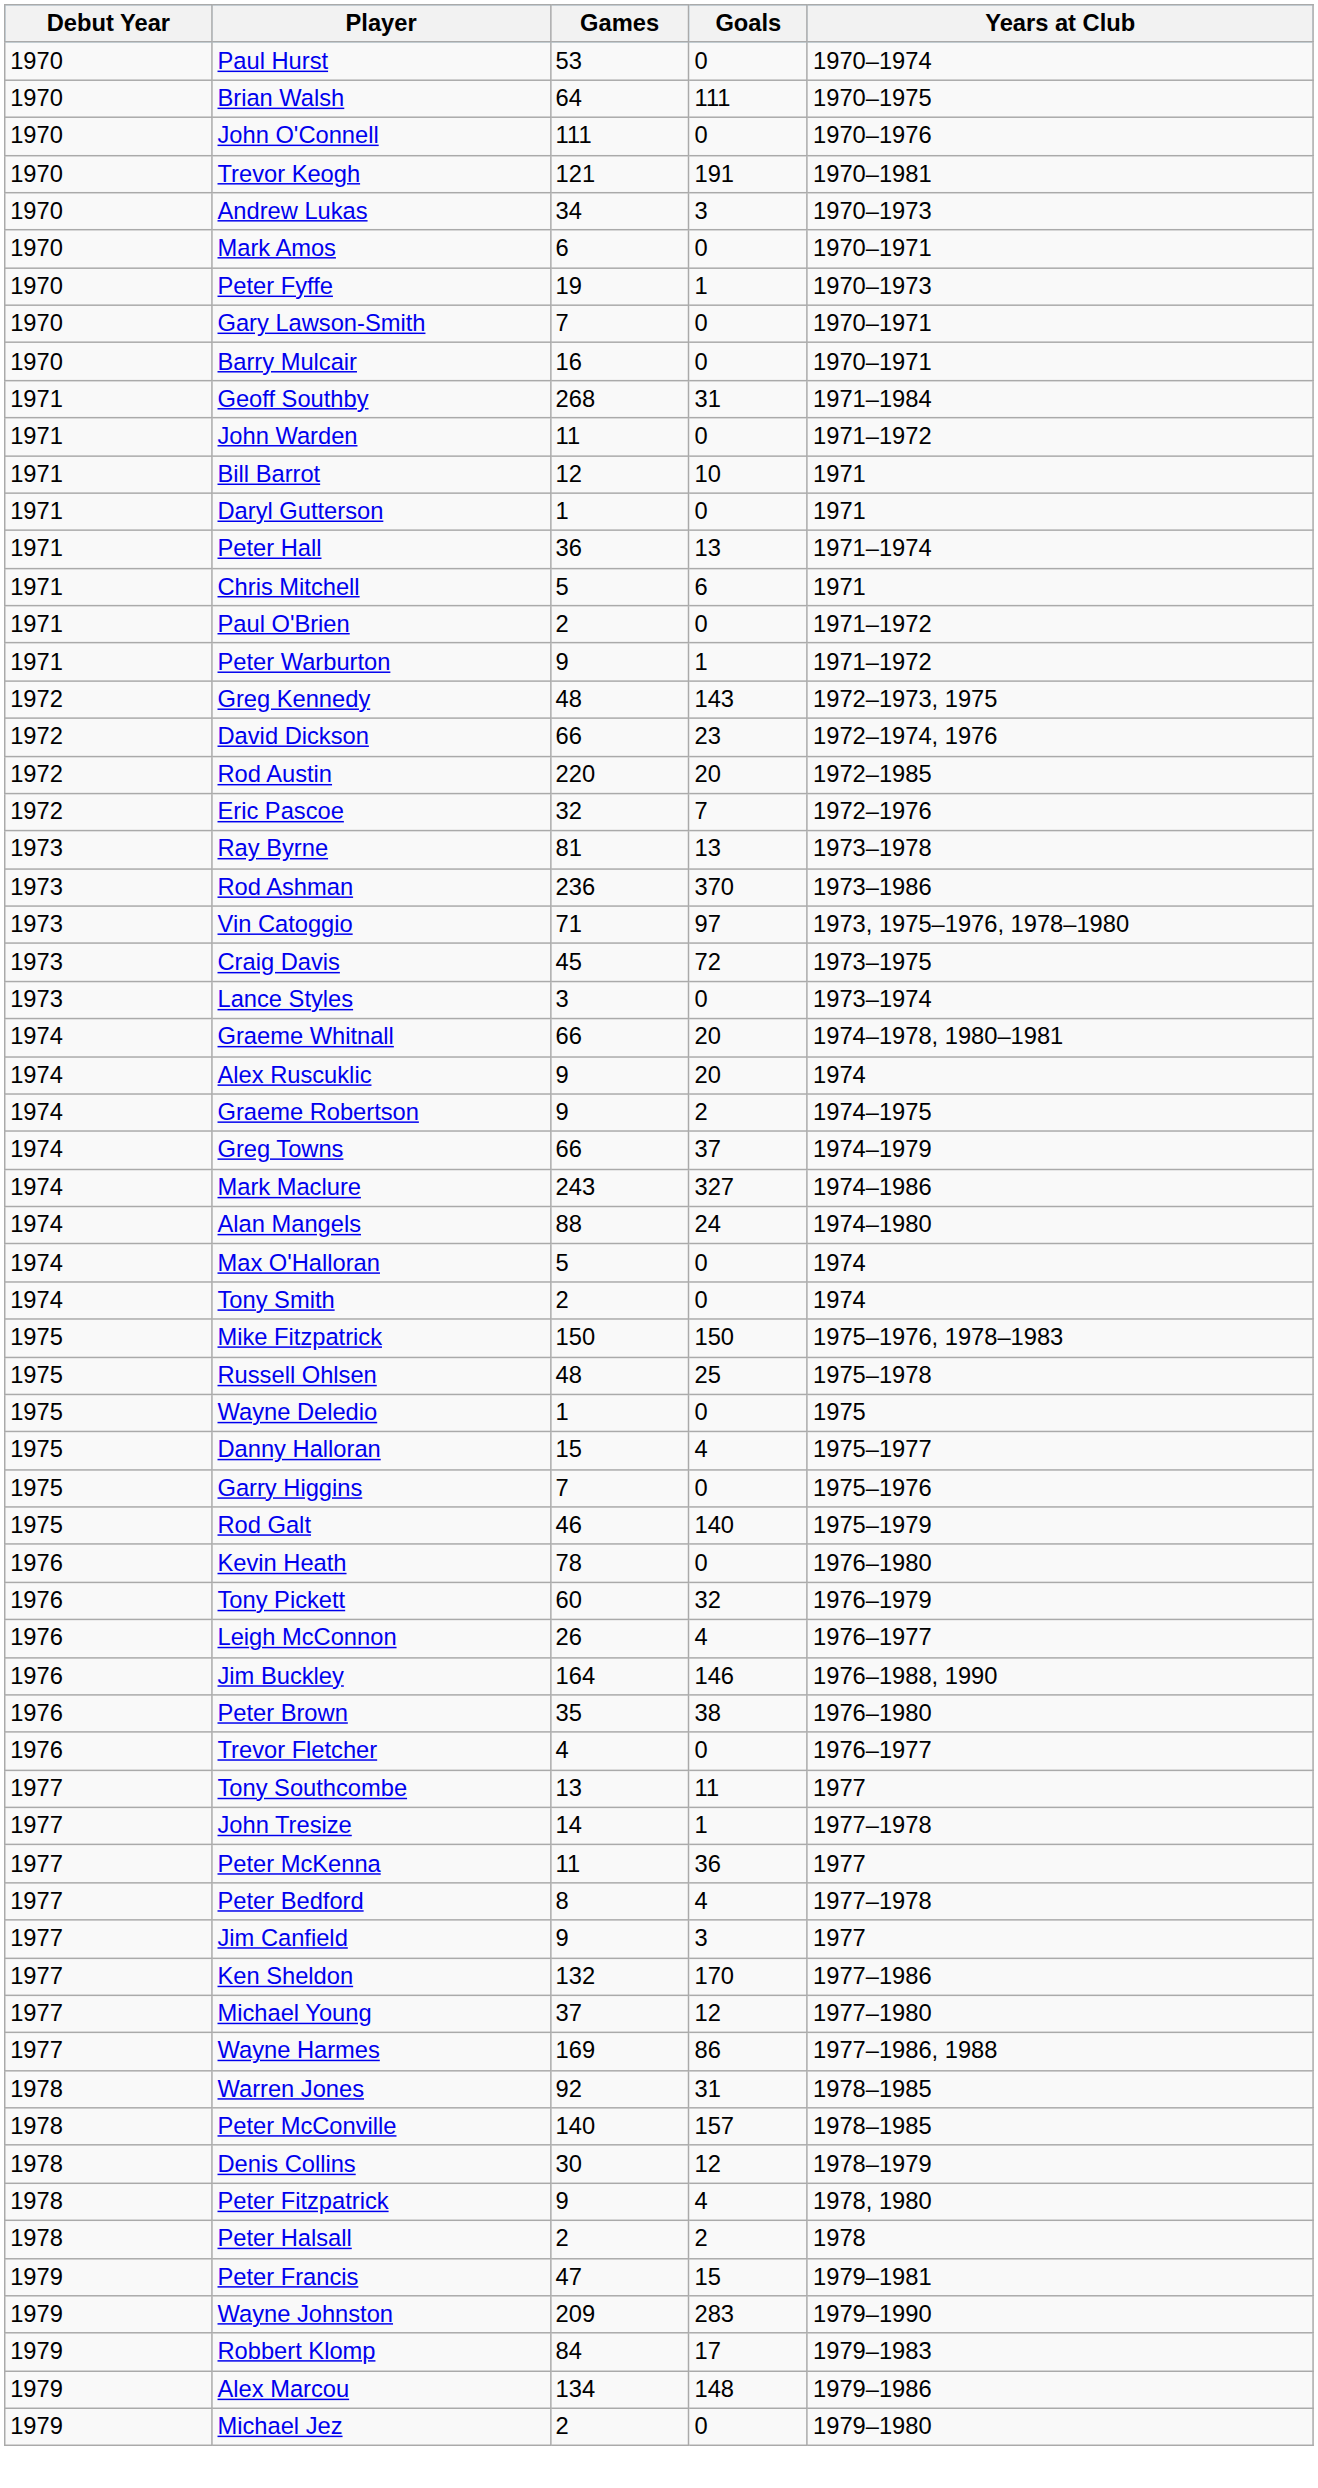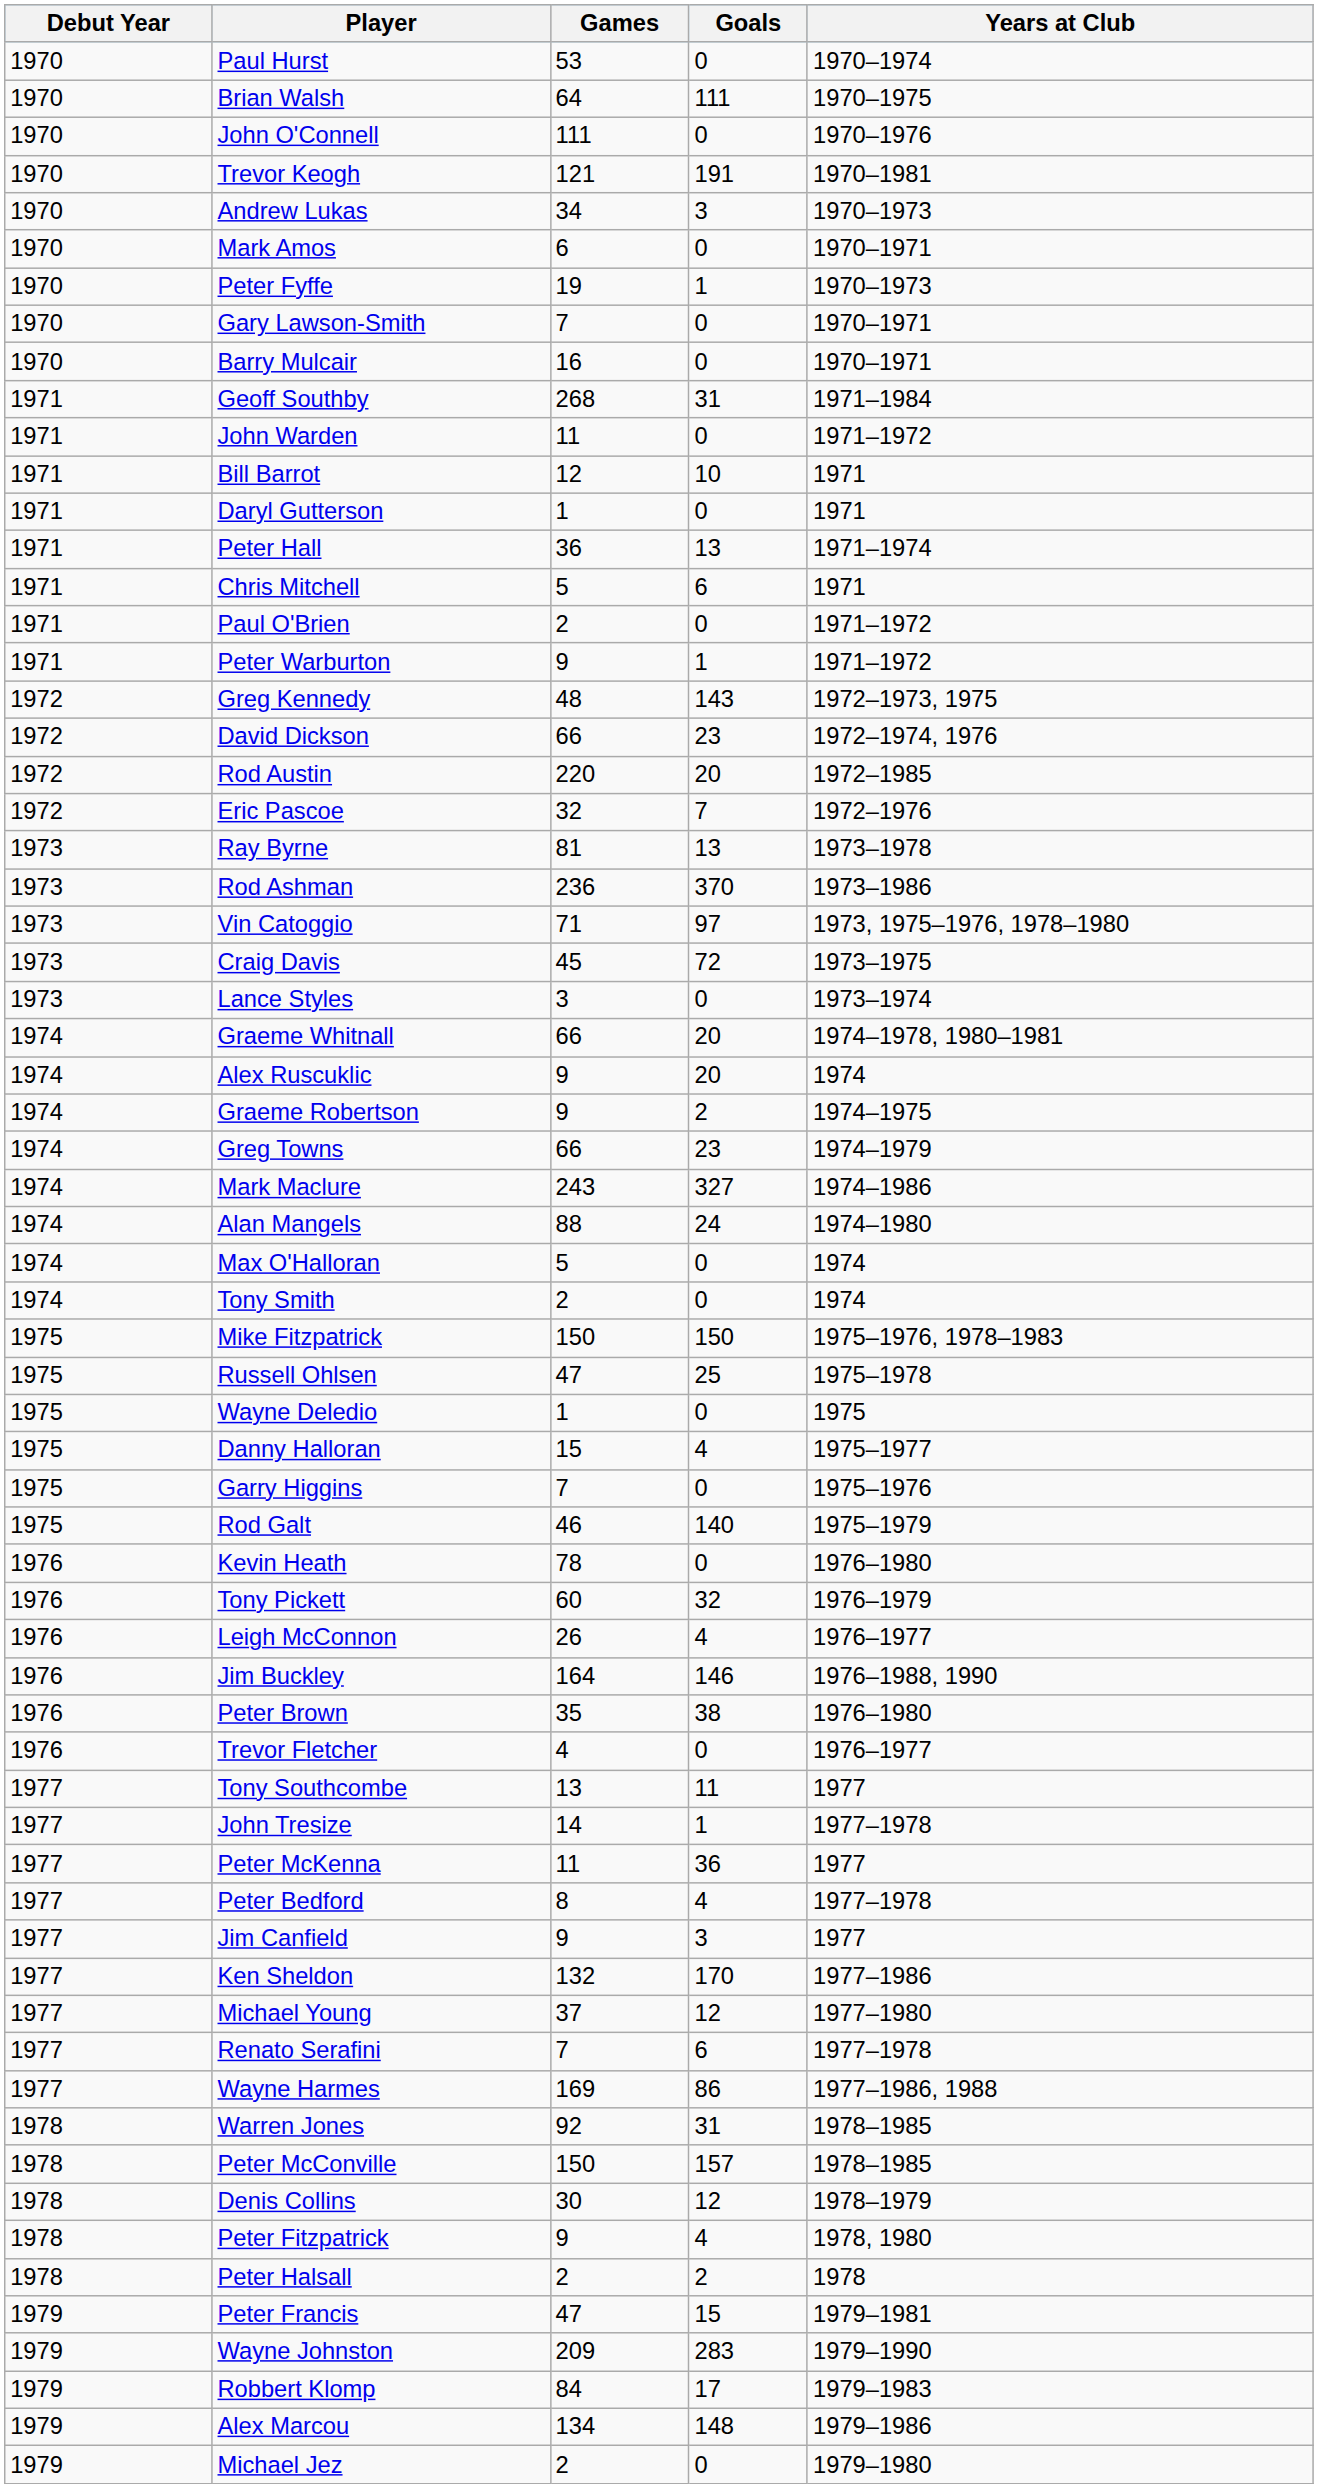(708, 1149) 37 -> (708, 1149) 23
(569, 1375) 48 -> (569, 1375) 47
+ row: (299, 2051)
(575, 2126) 140 -> (575, 2163) 150
